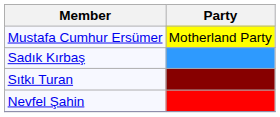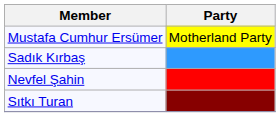rows swapped: (46, 101) <-> (40, 80)
